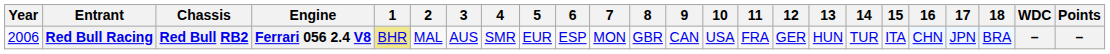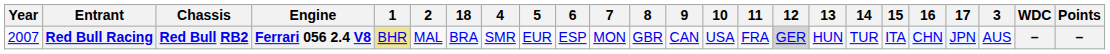columns swapped: (464, 15) <-> (997, 15)
(23, 37) 2006 -> (23, 37) 2007
(791, 37) no background -> (791, 37) lightgrey background
